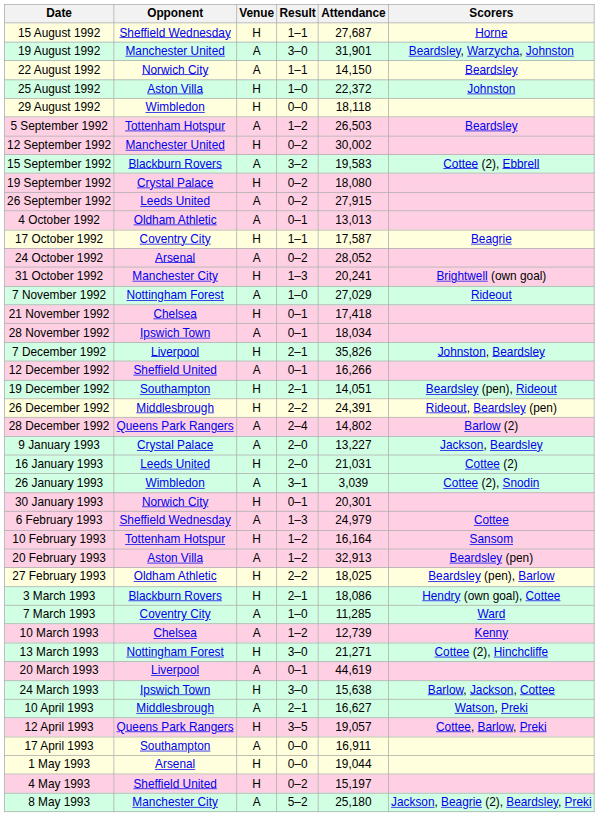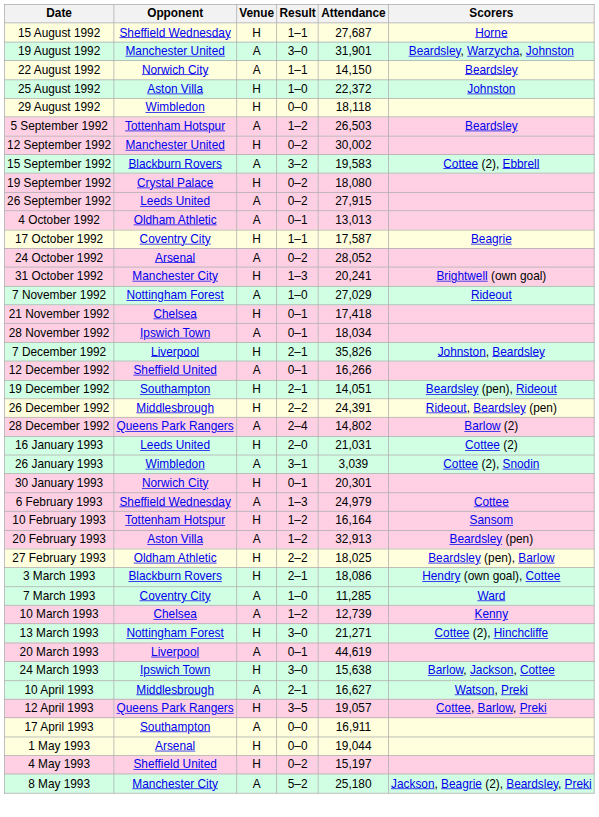- row: (59, 445)
